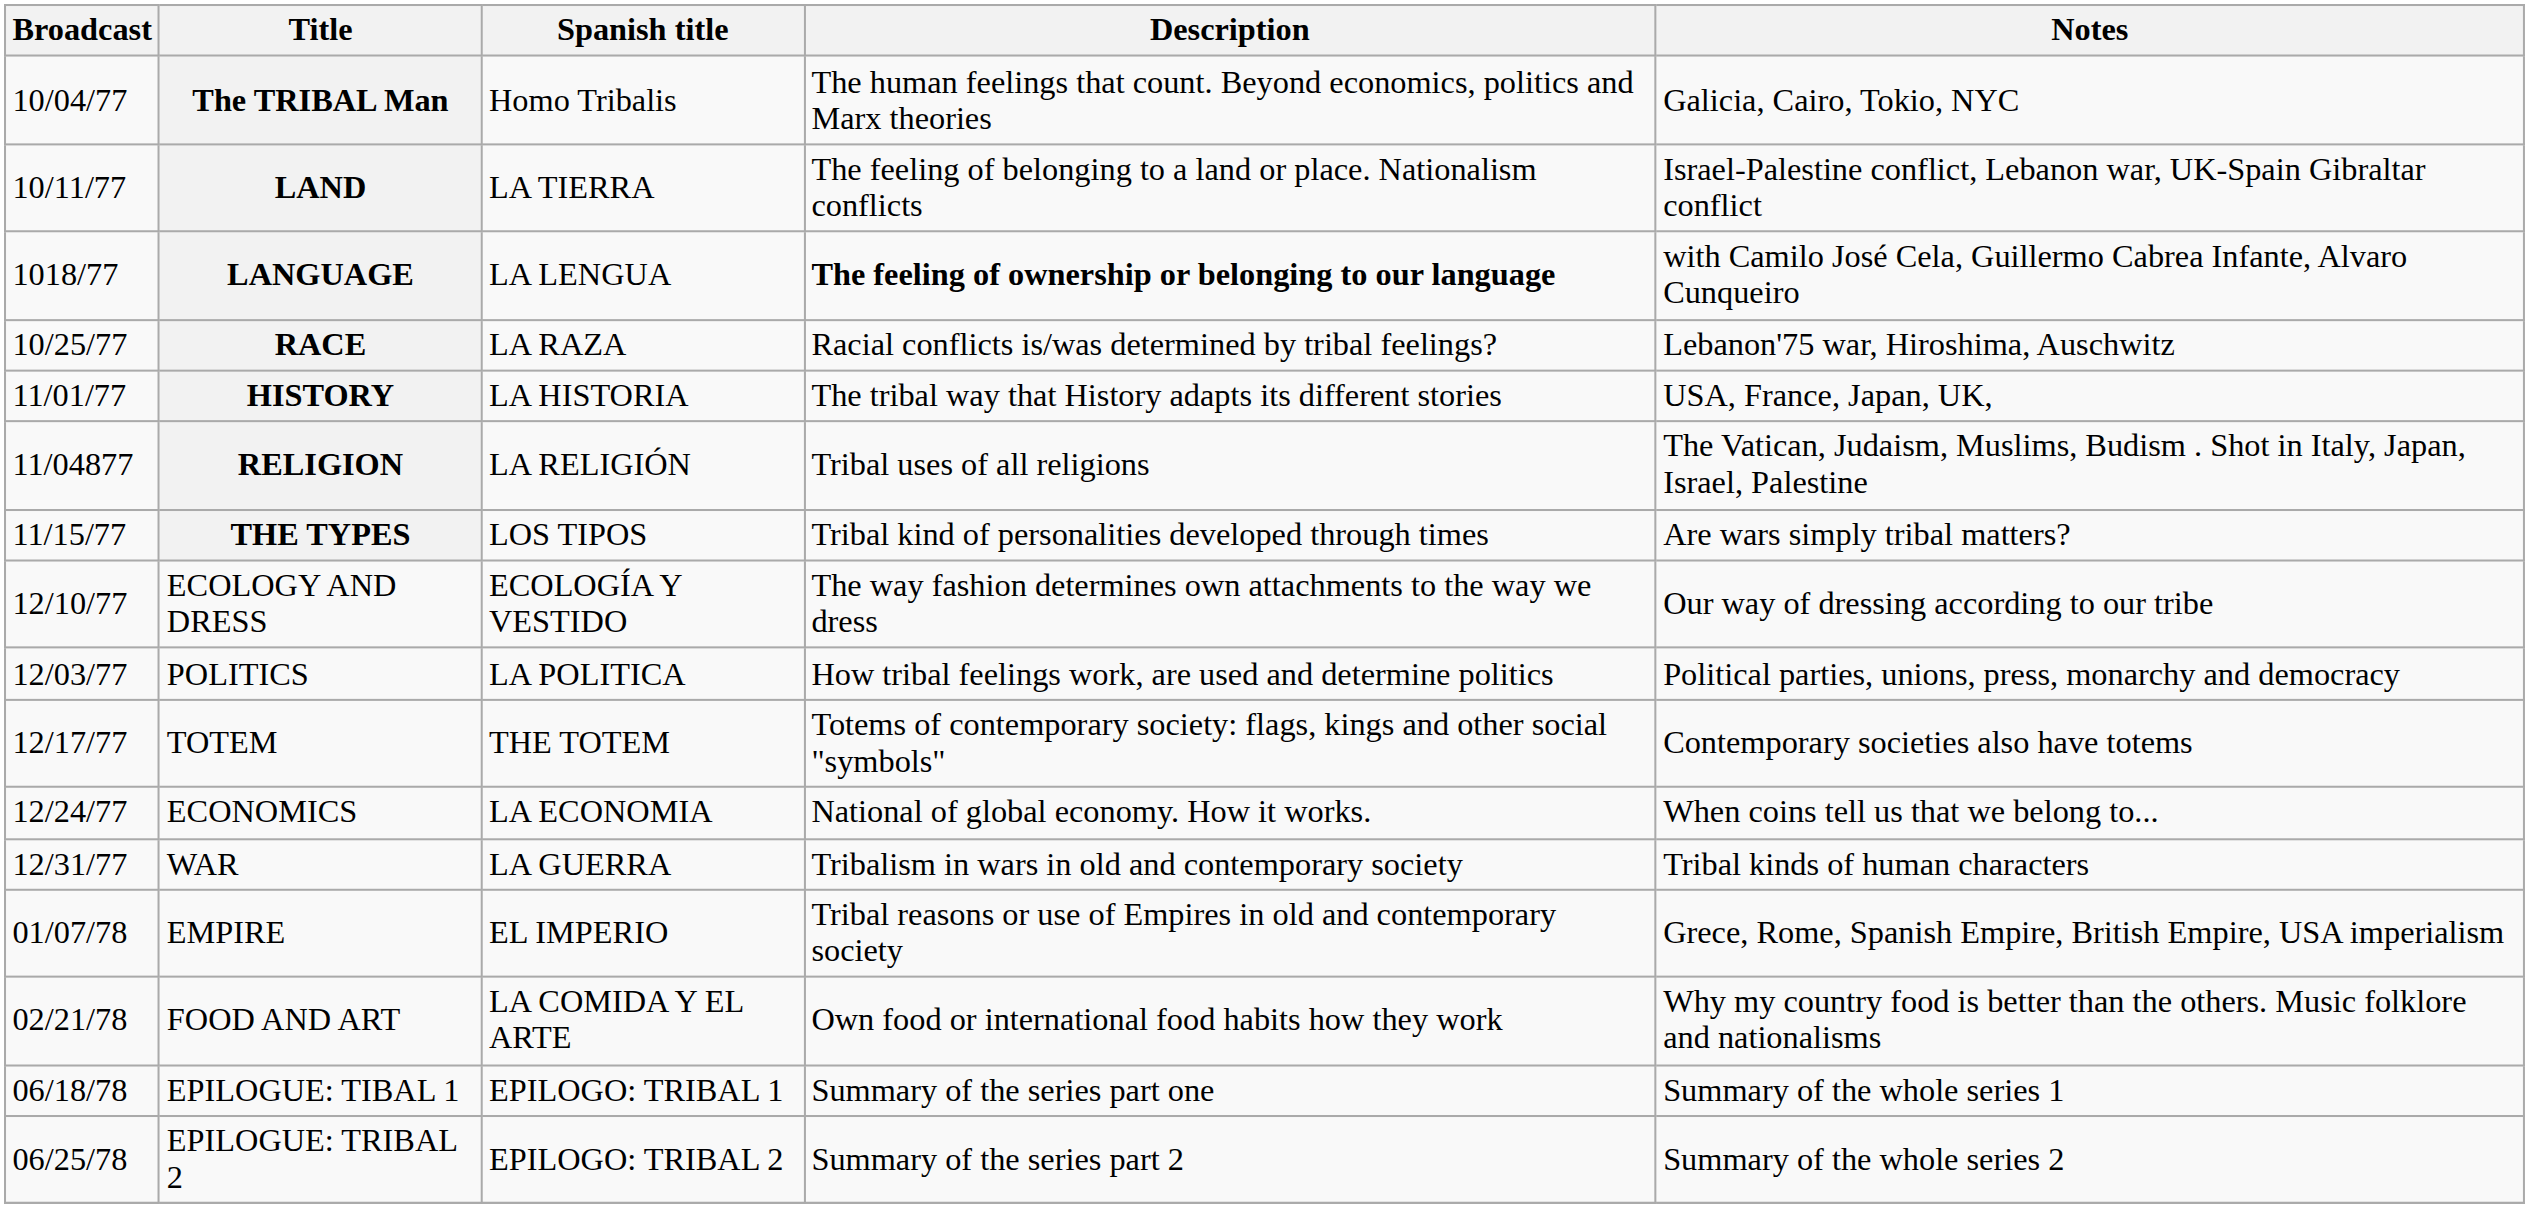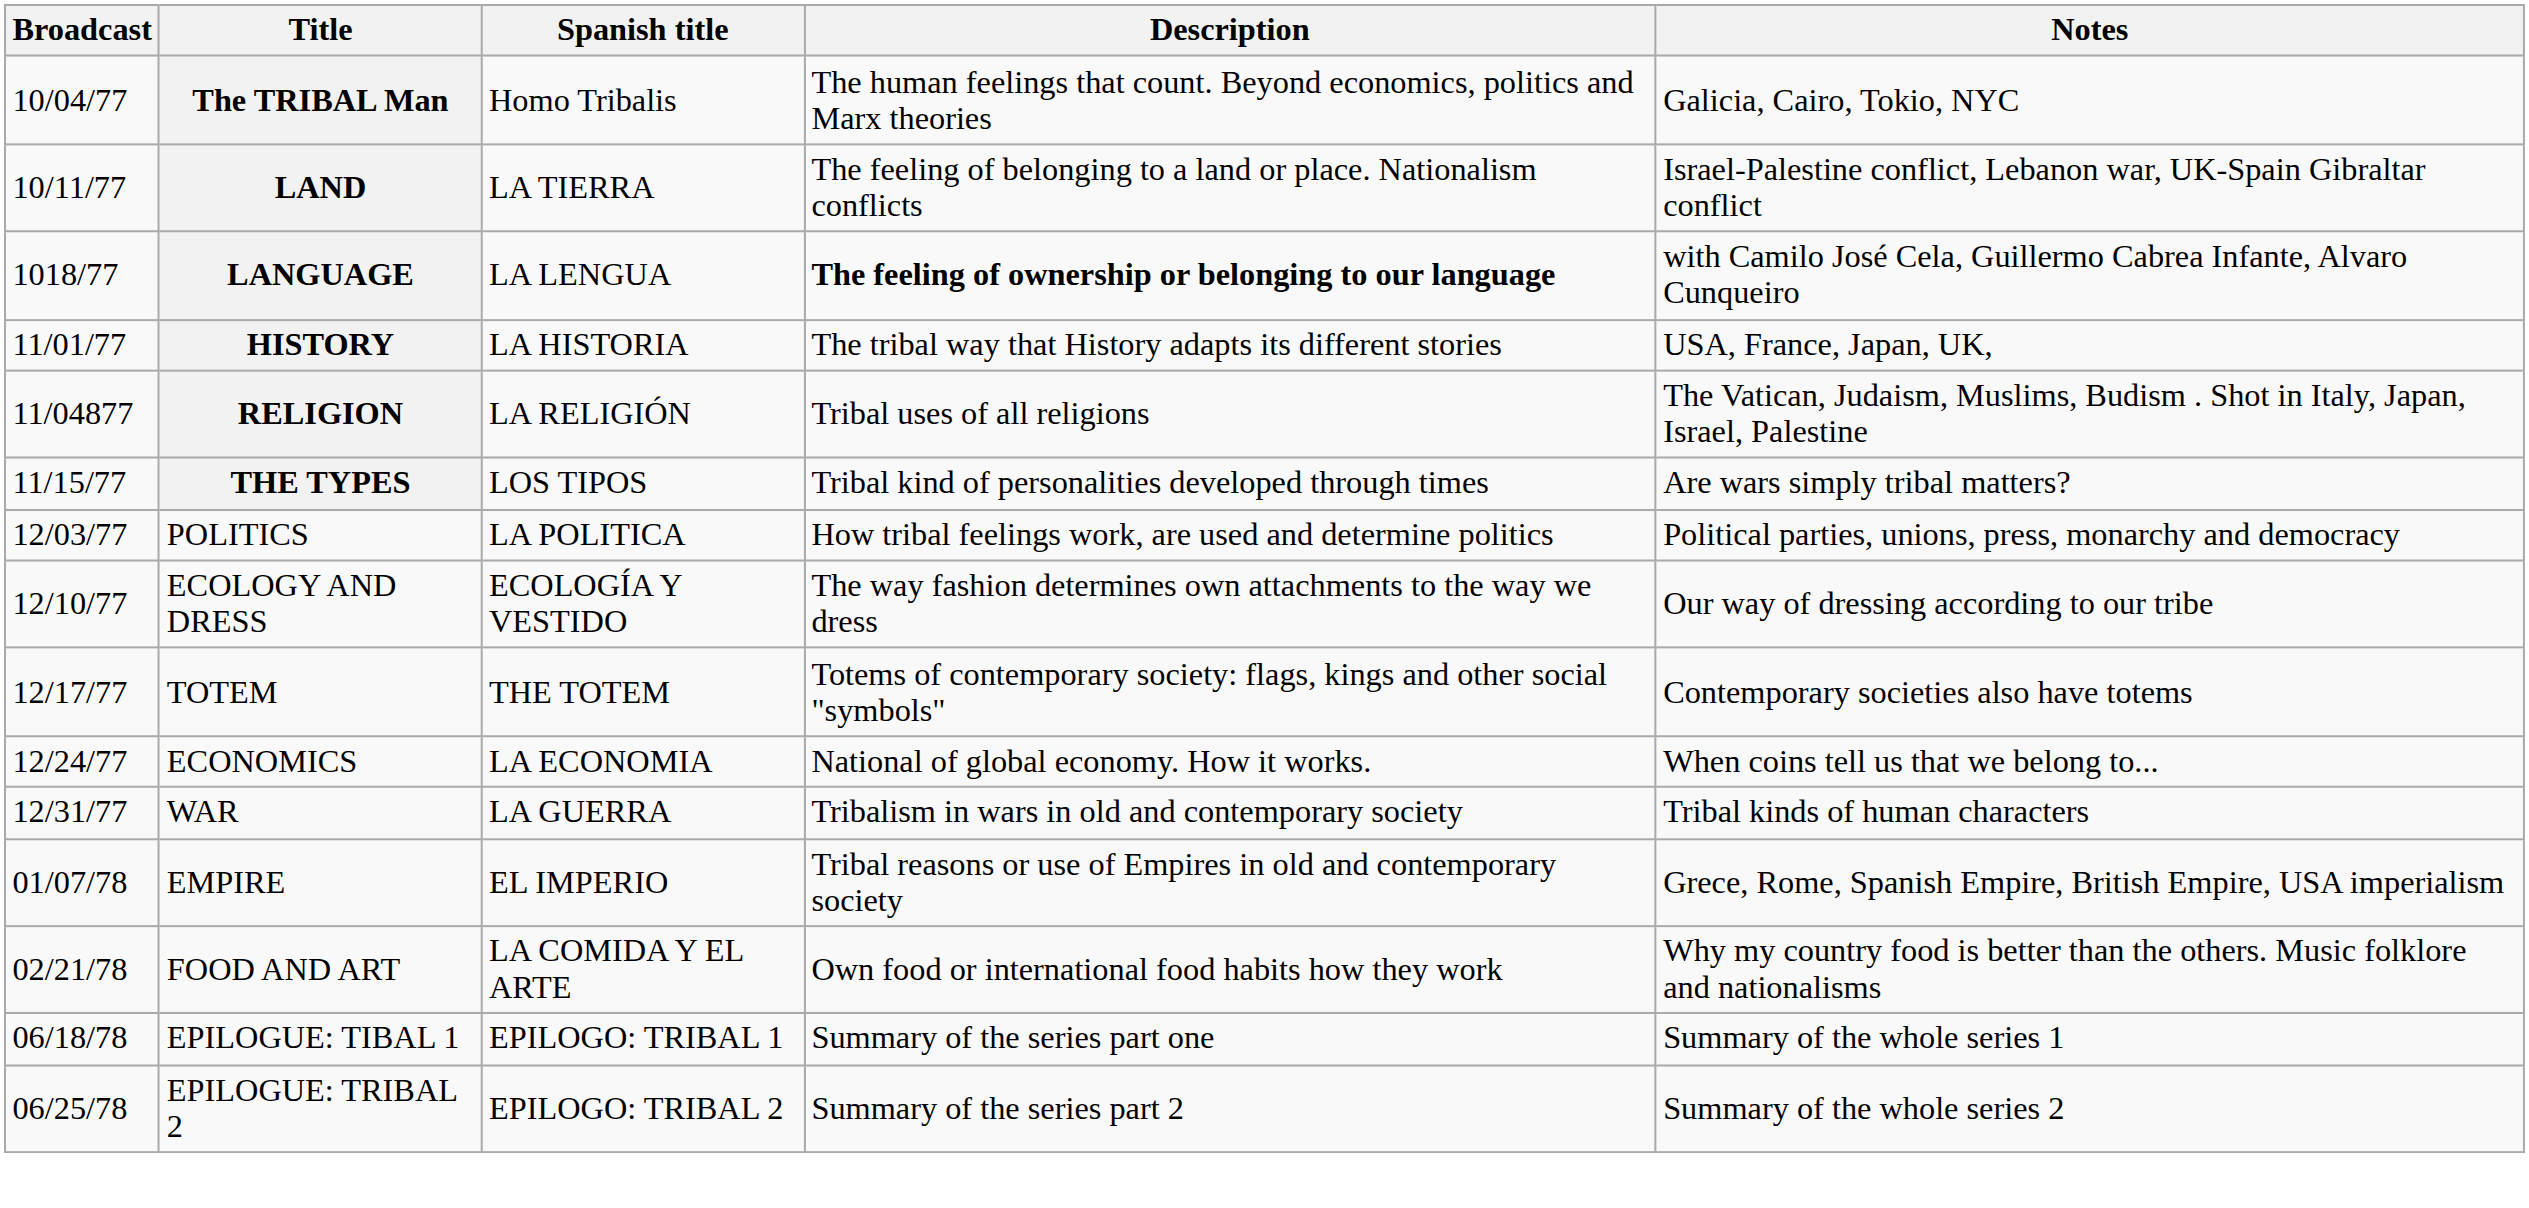- row: (320, 344)
rows swapped: (238, 673) <-> (282, 603)
